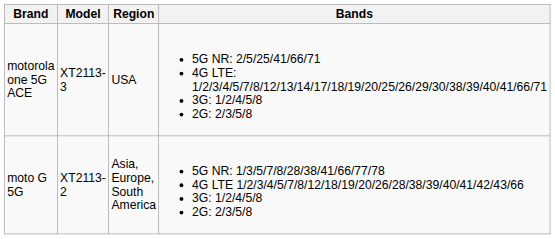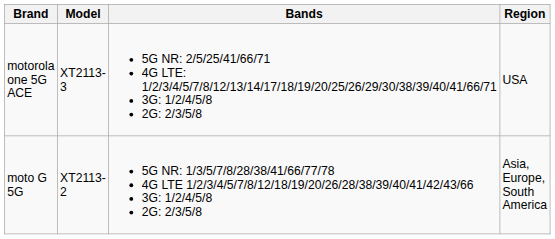columns swapped: (134, 14) <-> (354, 14)
